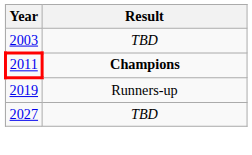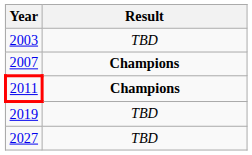+ row: (24, 63)
(144, 90) Runners-up -> (144, 114) TBD
